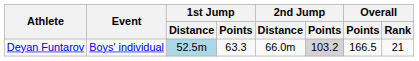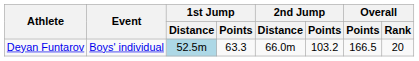(325, 47) lightgrey background -> (325, 47) no background
(398, 47) 21 -> (398, 47) 20
